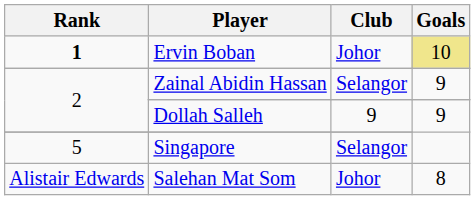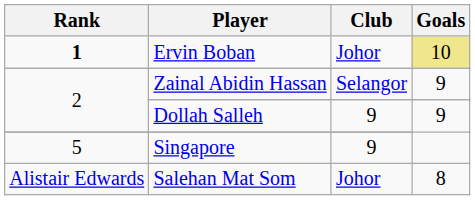(372, 147) Selangor -> (372, 147) 9
